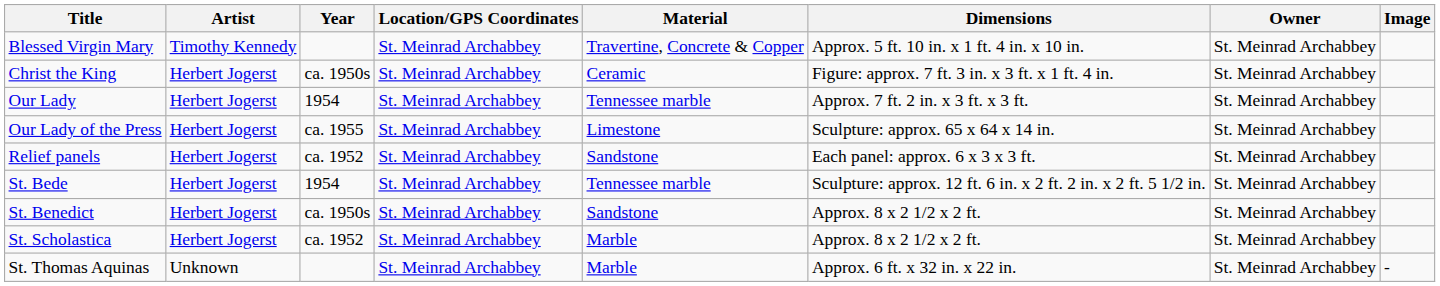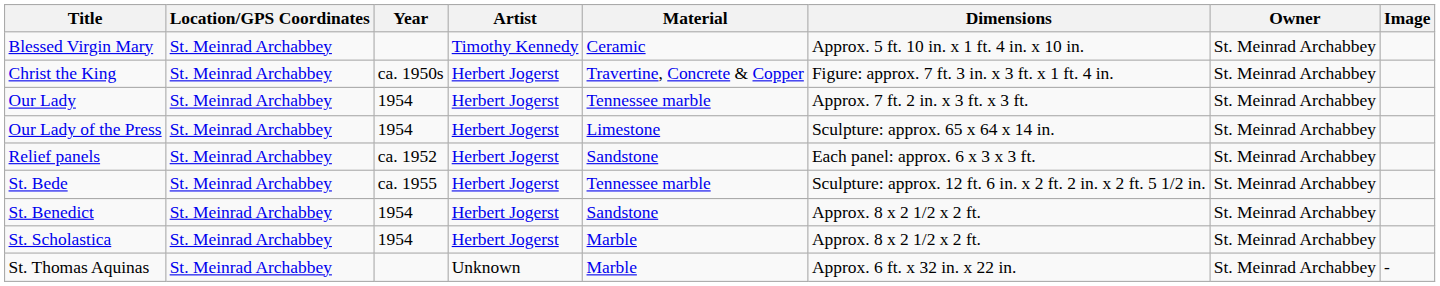columns swapped: (233, 18) <-> (478, 18)
(695, 45) Travertine, Concrete & Copper -> (616, 45) Ceramic
(616, 73) Ceramic -> (695, 73) Travertine, Concrete & Copper
(334, 128) ca. 1955 -> (395, 128) 1954
(322, 184) 1954 -> (407, 184) ca. 1955
(337, 211) ca. 1950s -> (395, 211) 1954
(334, 239) ca. 1952 -> (395, 239) 1954
